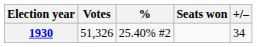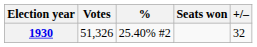(239, 33) 34 -> (239, 33) 32
